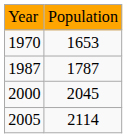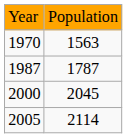(83, 42) 1653 -> (83, 42) 1563
